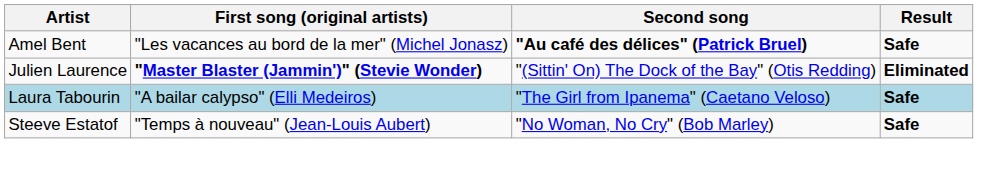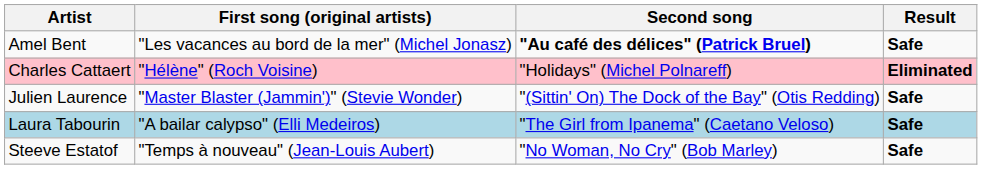+ row: (70, 71)
(308, 71) bold -> (300, 97) normal
(926, 71) Eliminated -> (905, 97) Safe
